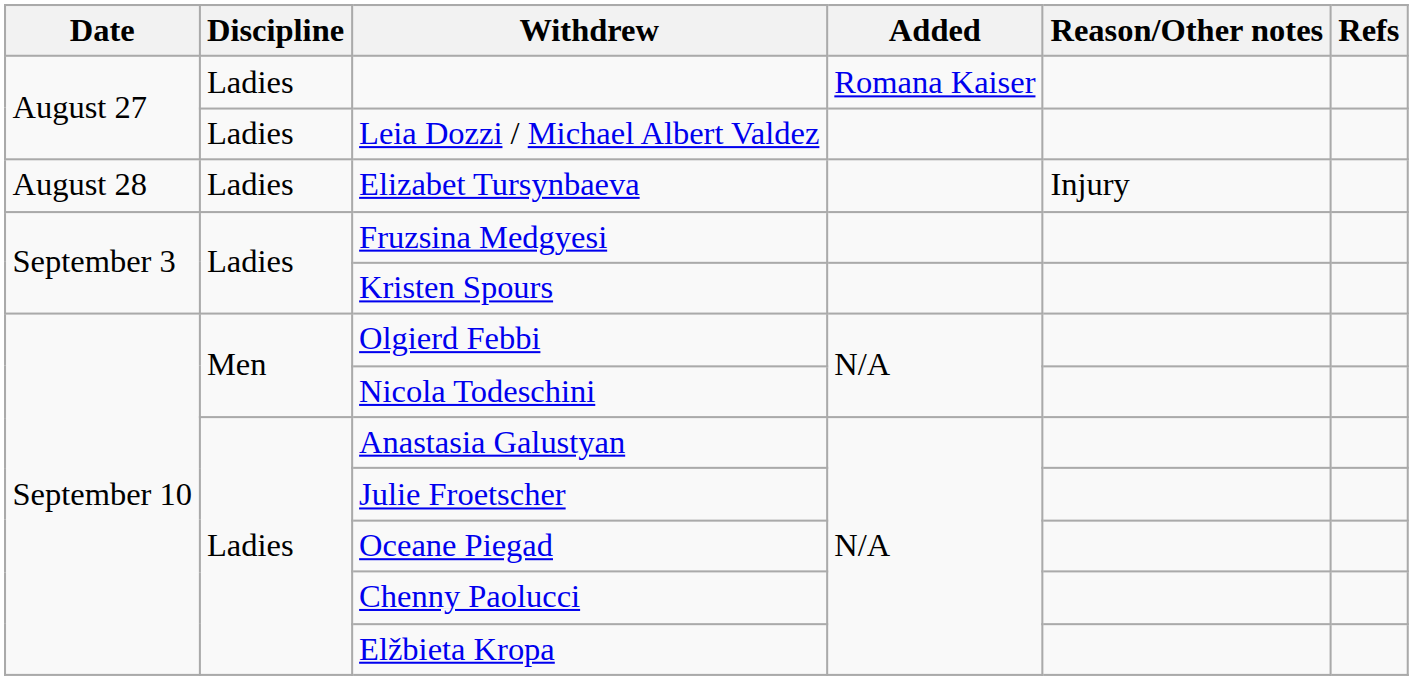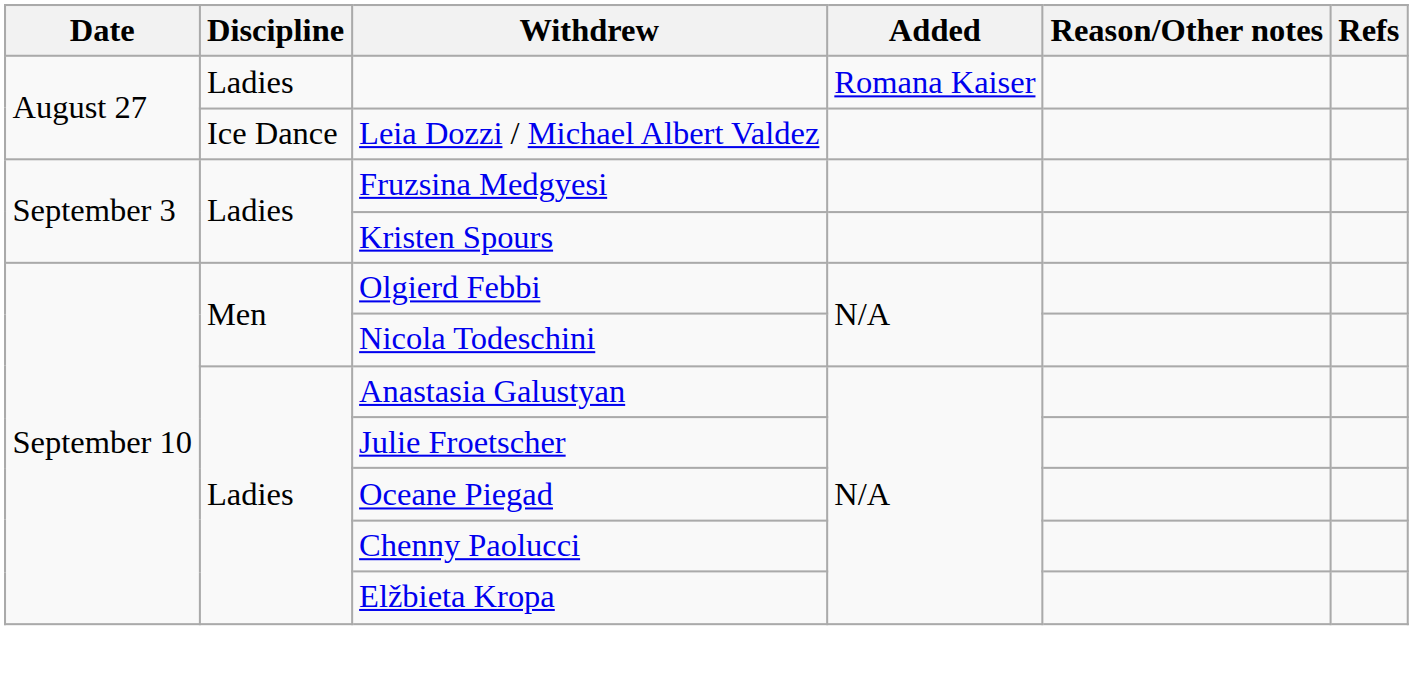(250, 133) Ladies -> (272, 133) Ice Dance
- row: (499, 184)
